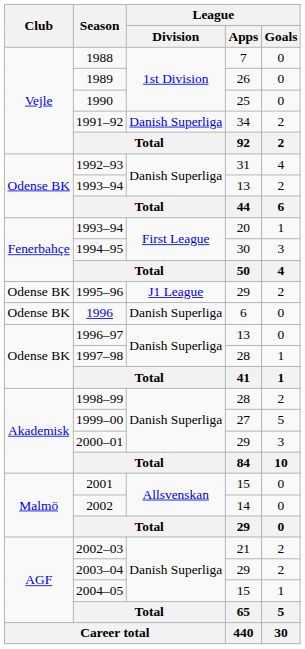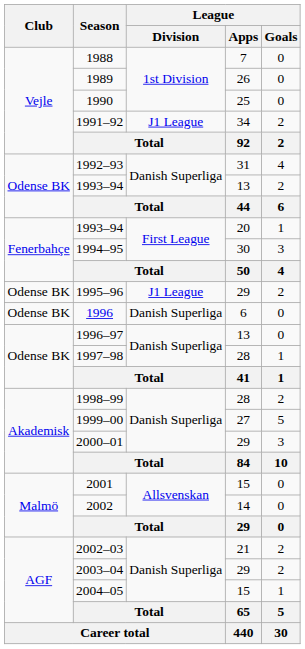(176, 121) Danish Superliga -> (176, 121) J1 League
